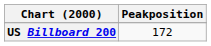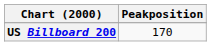(162, 32) 172 -> (162, 32) 170
